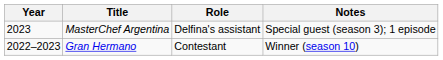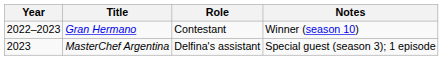rows swapped: (101, 47) <-> (117, 30)
